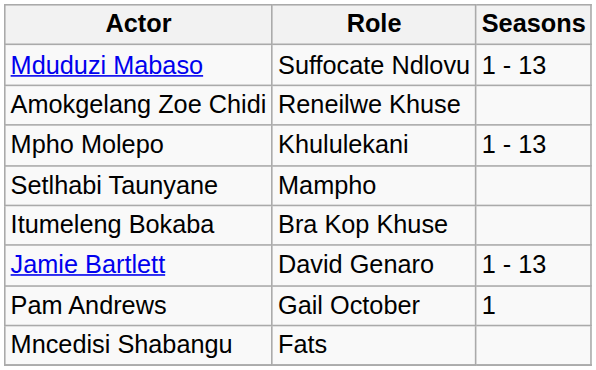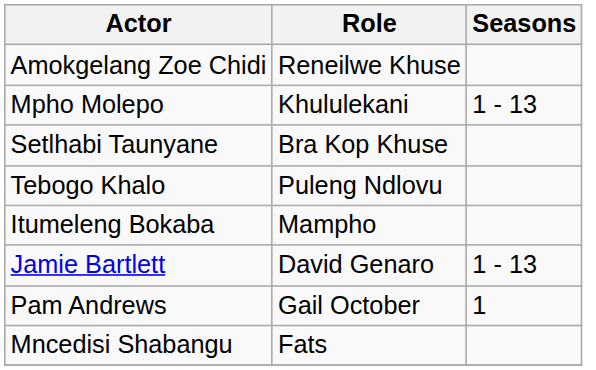- row: (107, 64)
(327, 184) Mampho -> (363, 144) Bra Kop Khuse
+ row: (88, 184)
(363, 225) Bra Kop Khuse -> (327, 225) Mampho
